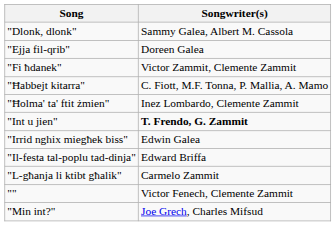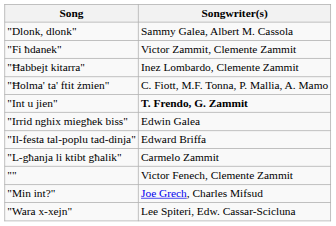- row: (39, 49)
(235, 85) C. Fiott, M.F. Tonna, P. Mallia, A. Mamo -> (220, 67) Inez Lombardo, Clemente Zammit
(220, 103) Inez Lombardo, Clemente Zammit -> (235, 85) C. Fiott, M.F. Tonna, P. Mallia, A. Mamo
+ row: (40, 211)
